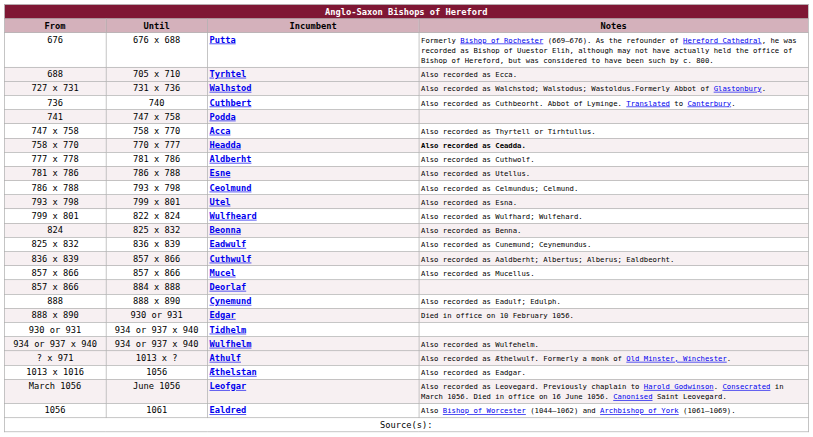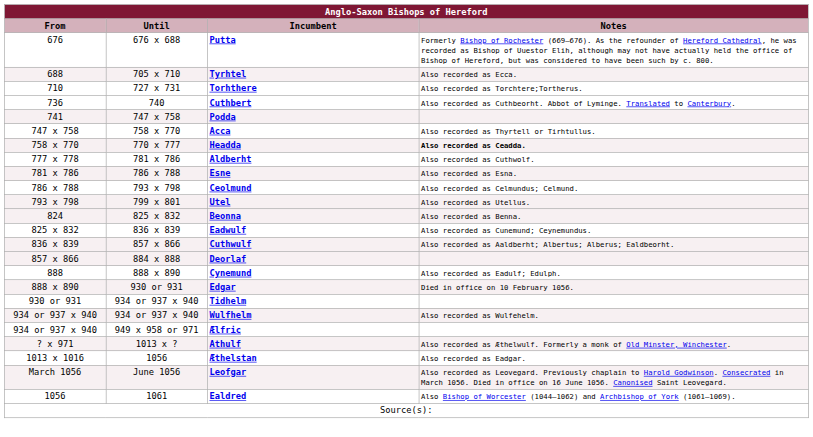+ row: (233, 88)
- row: (230, 88)
(476, 174) Also recorded as Utellus. -> (469, 174) Also recorded as Esna.
(469, 203) Also recorded as Esna. -> (476, 203) Also recorded as Utellus.
- row: (233, 216)
- row: (223, 273)
+ row: (225, 330)
